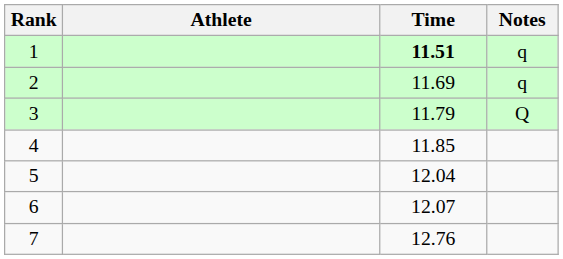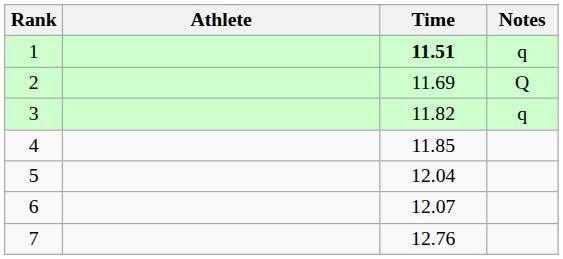(522, 82) q -> (522, 82) Q
(433, 113) 11.79 -> (433, 113) 11.82
(522, 113) Q -> (522, 113) q
